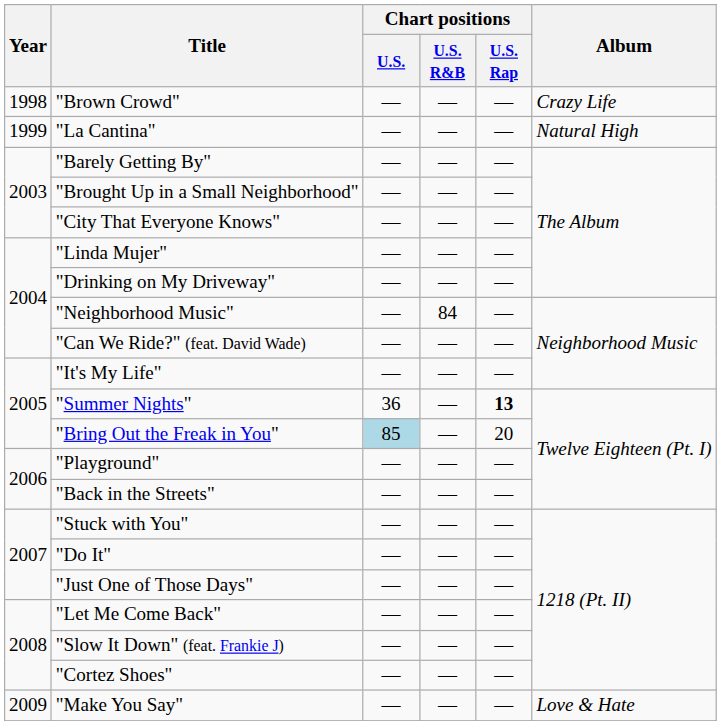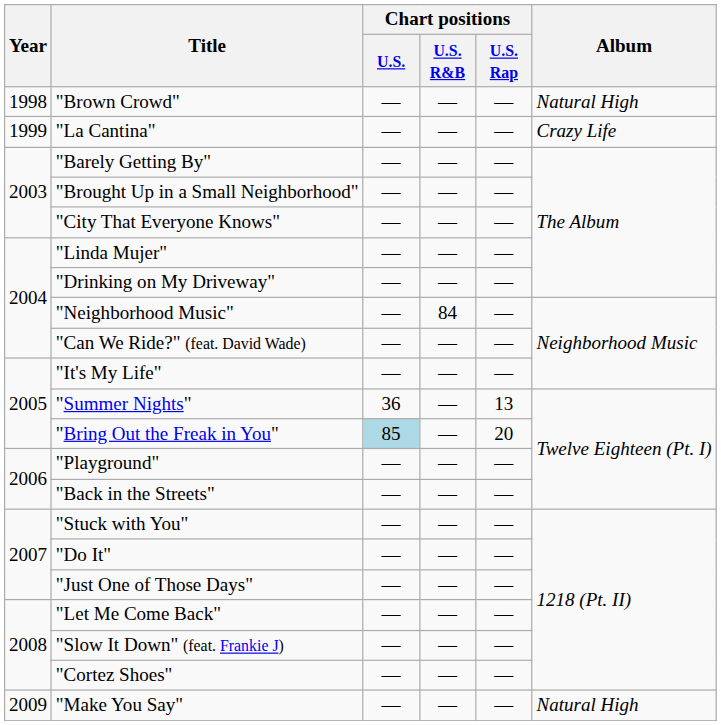(576, 101) Crazy Life -> (587, 101) Natural High
(587, 131) Natural High -> (576, 131) Crazy Life
(504, 403) bold -> (504, 403) normal
(586, 705) Love & Hate -> (587, 705) Natural High
